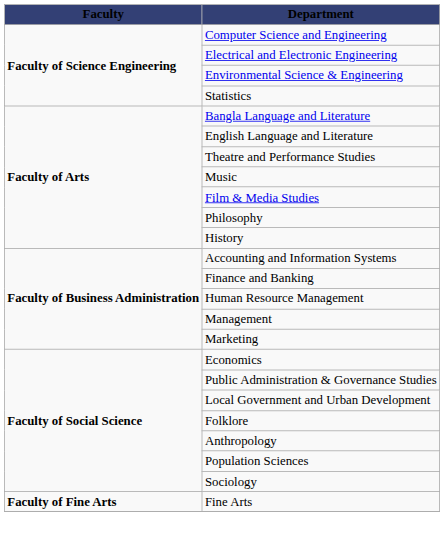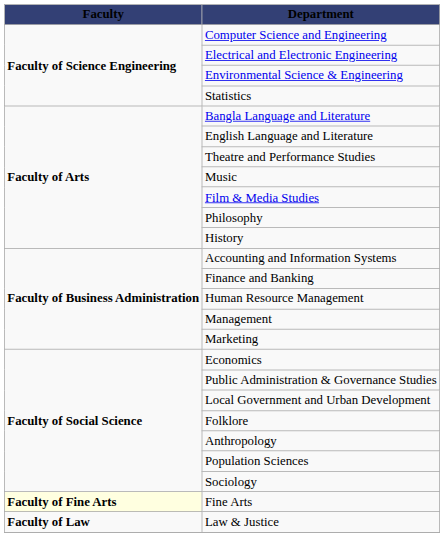(62, 501) no background -> (62, 501) lightyellow background
+ row: (242, 522)
